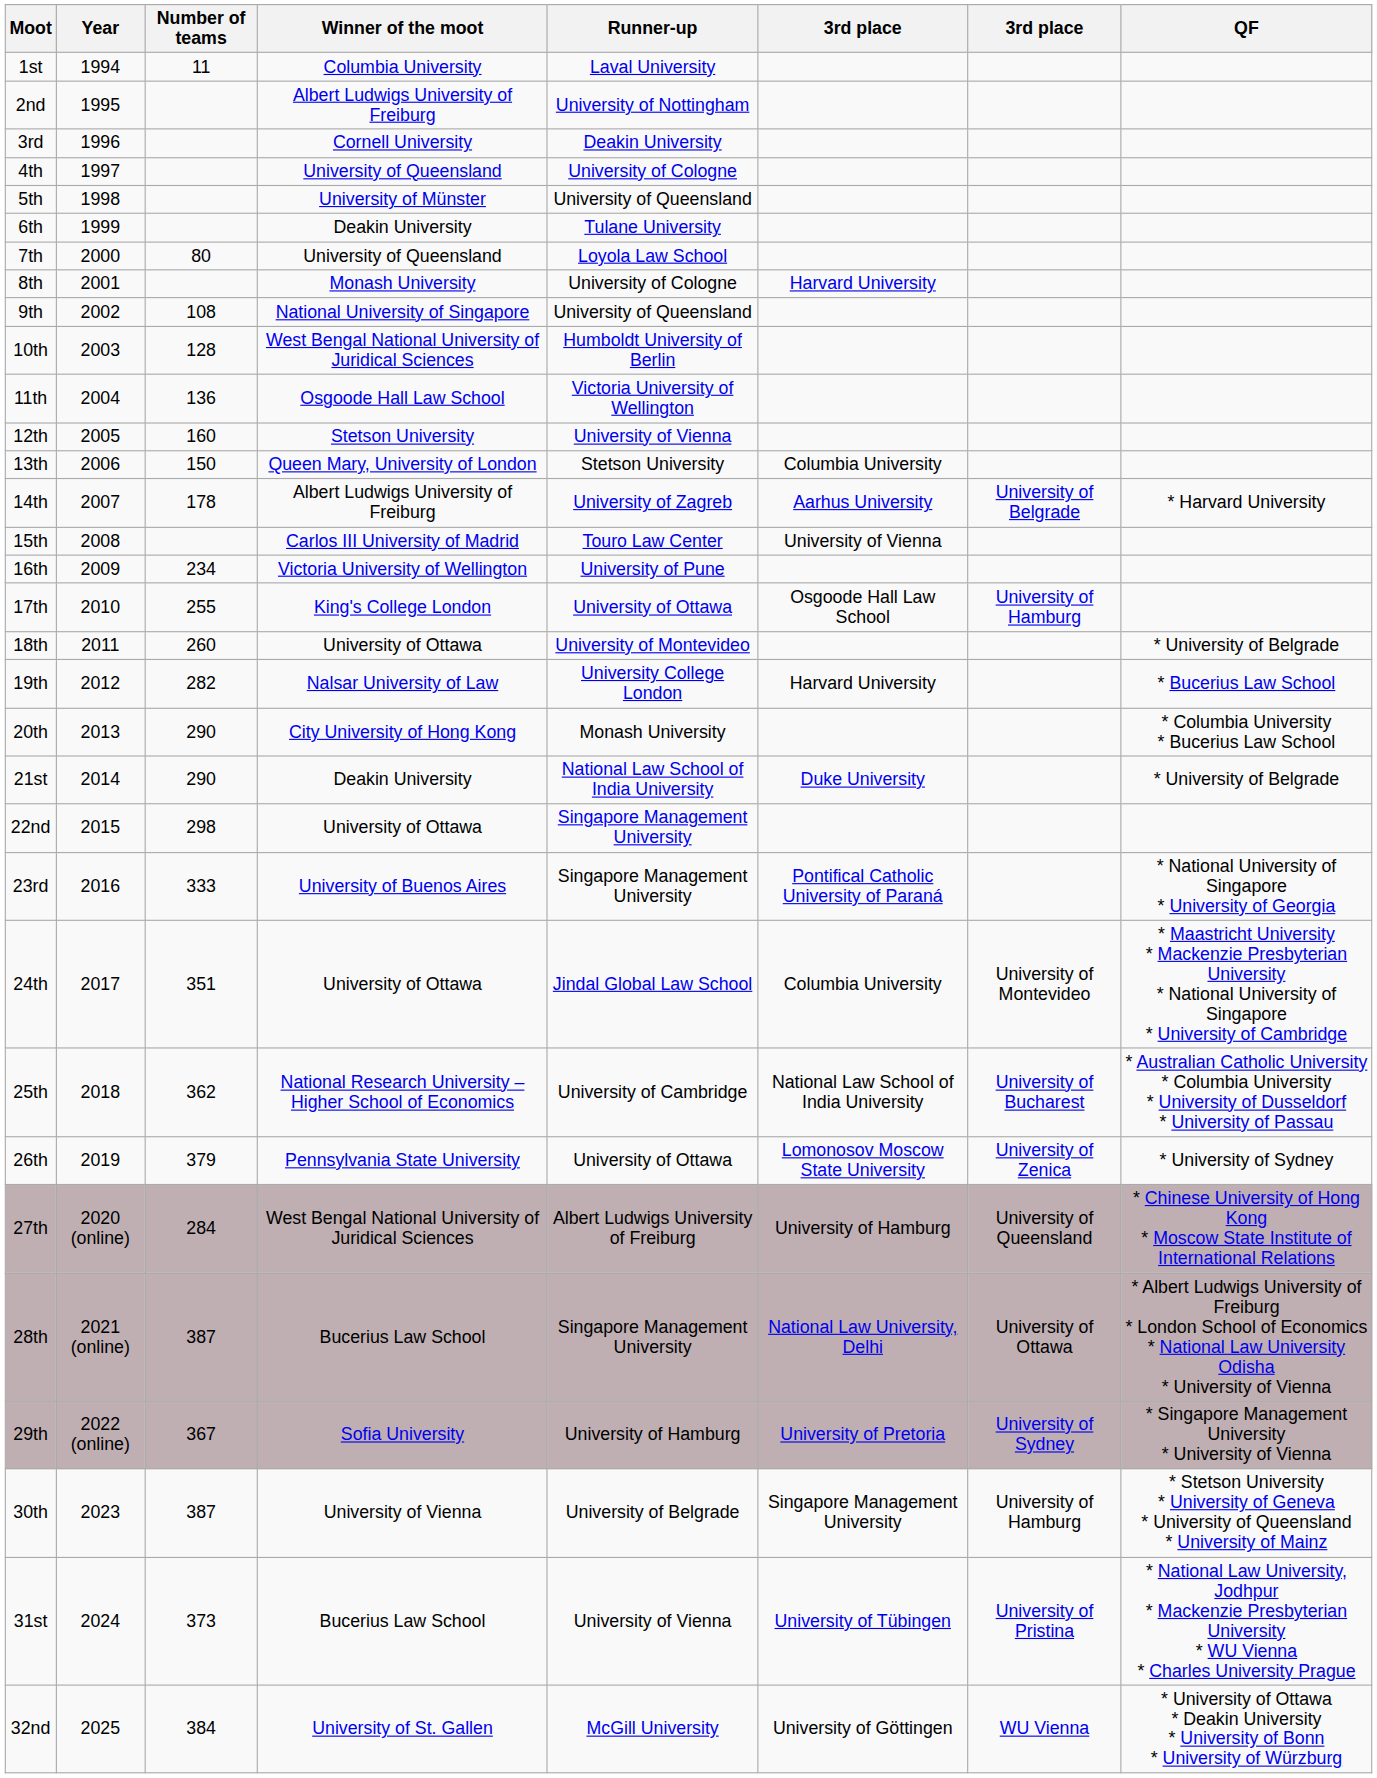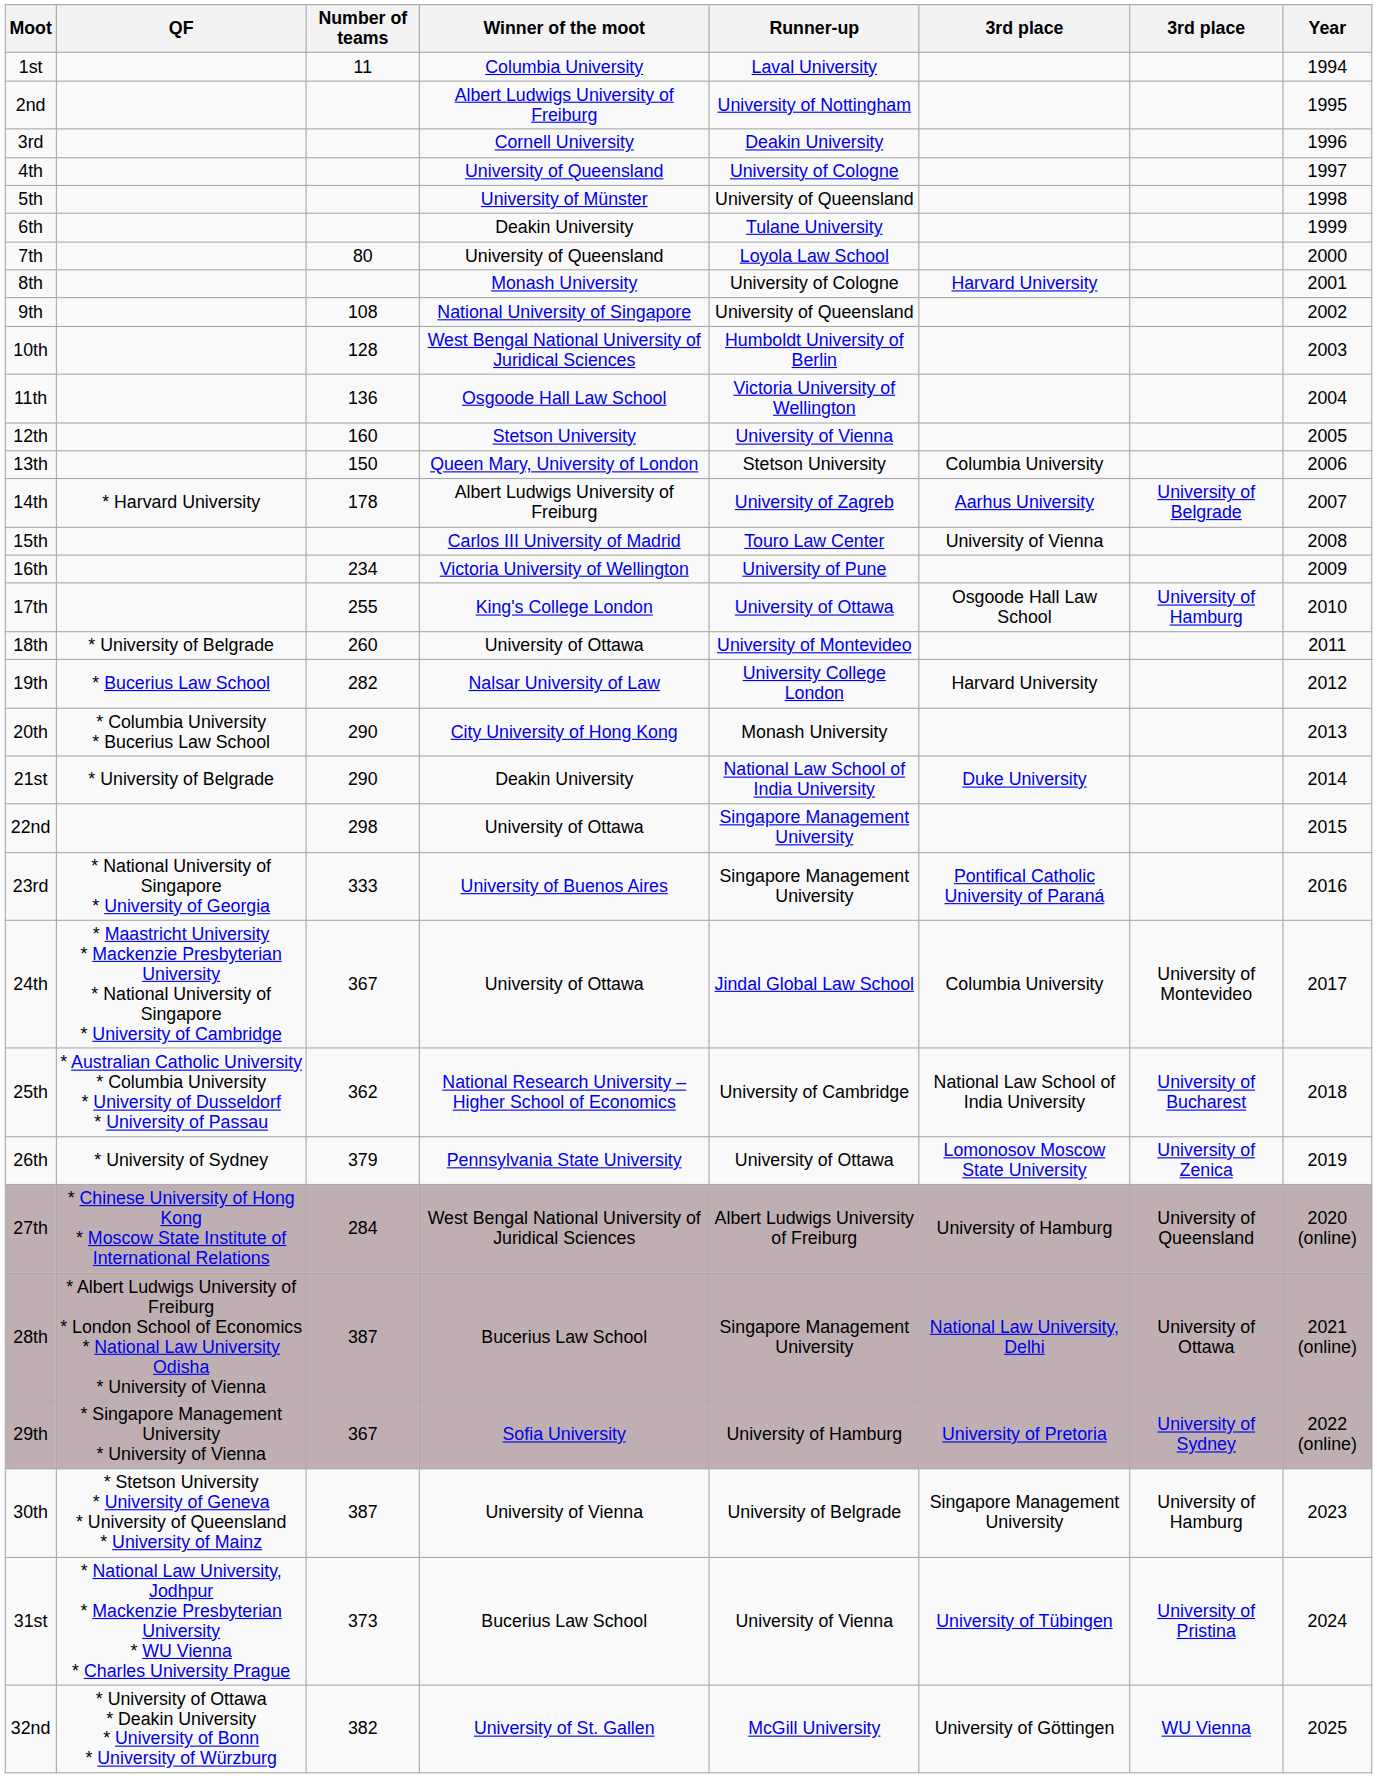columns swapped: (100, 28) <-> (1246, 28)
(201, 984) 351 -> (363, 984) 367
(201, 1729) 384 -> (363, 1729) 382
